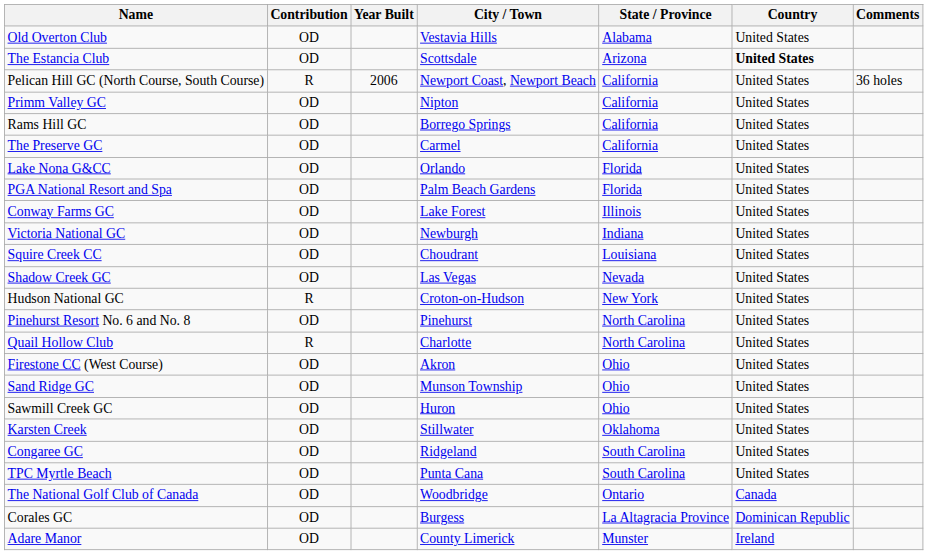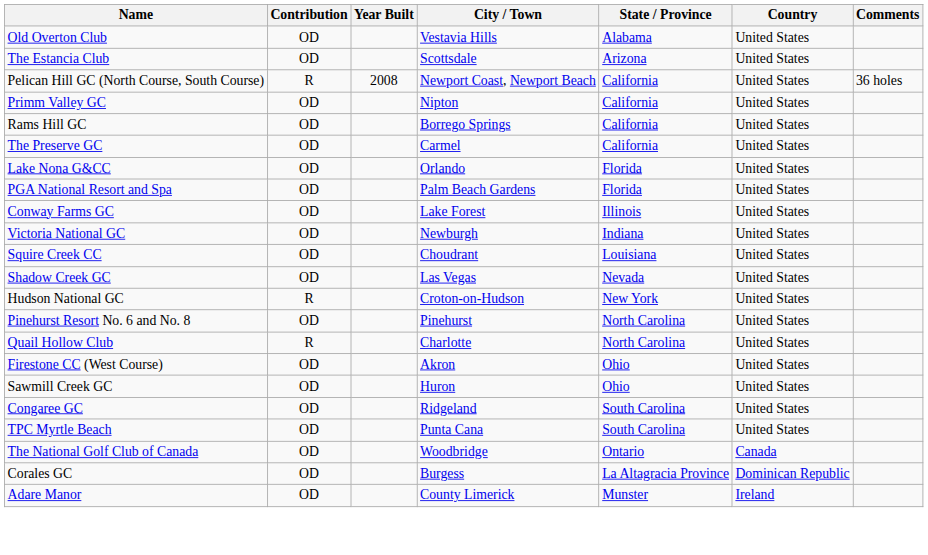(775, 59) bold -> (772, 59) normal
(384, 80) 2006 -> (384, 80) 2008
- row: (51, 386)
- row: (47, 430)
